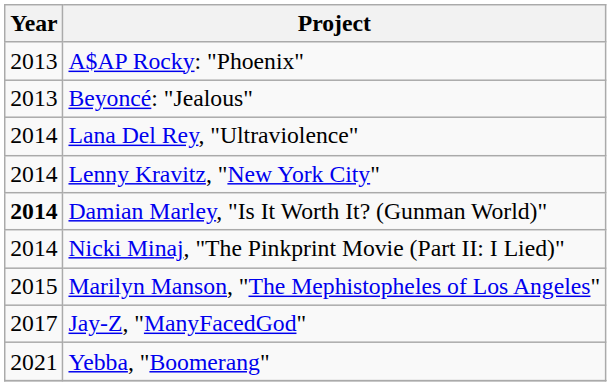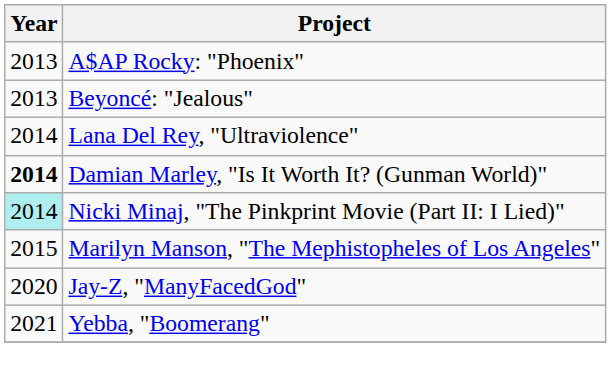- row: (224, 173)
(34, 248) no background -> (34, 211) paleturquoise background
(34, 323) 2017 -> (34, 286) 2020
